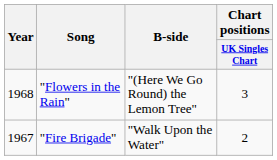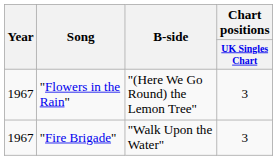(21, 94) 1968 -> (21, 94) 1967
(245, 137) 2 -> (245, 137) 3
